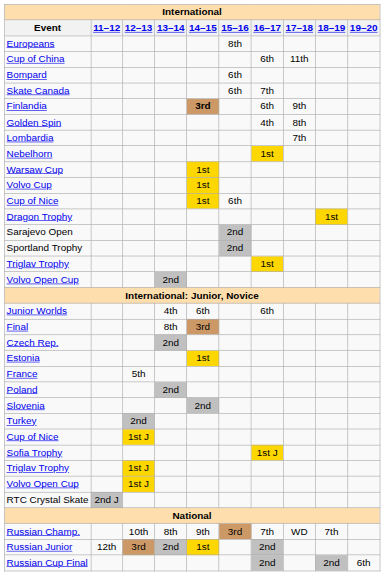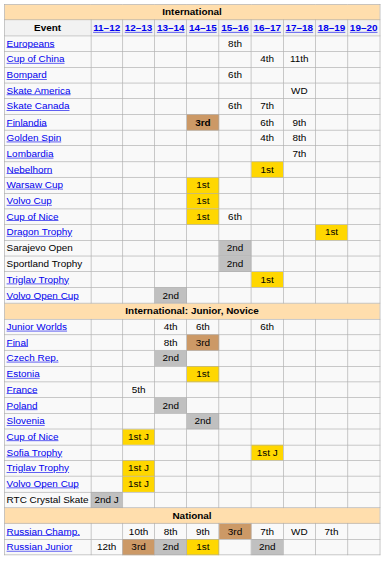(267, 59) 6th -> (267, 59) 4th
+ row: (39, 91)
- row: (22, 421)
- row: (47, 563)
